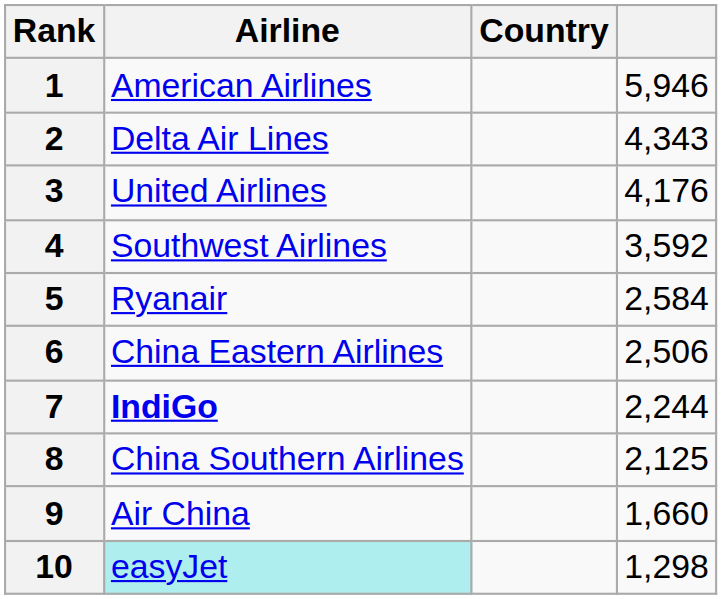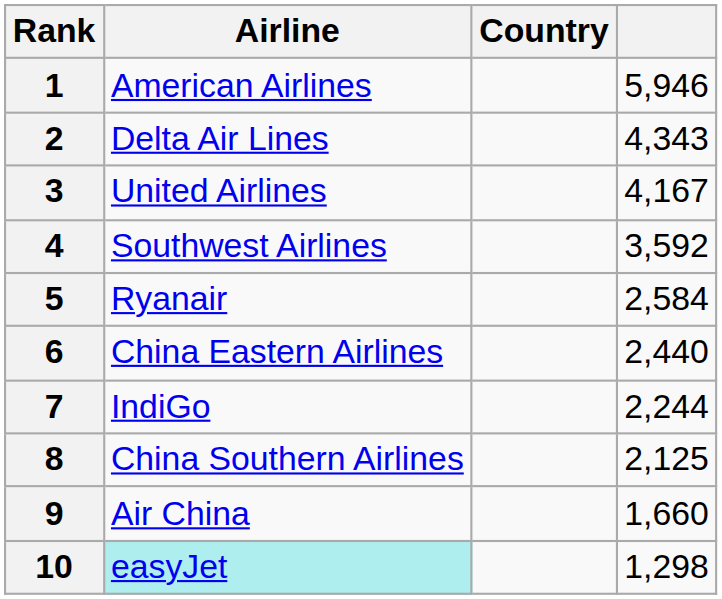(667, 191) 4,176 -> (667, 191) 4,167
(667, 352) 2,506 -> (667, 352) 2,440
(164, 406) bold -> (161, 406) normal
